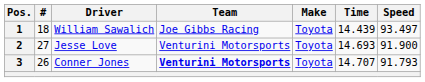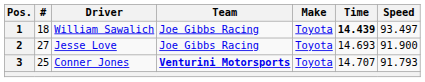(356, 30) normal -> (356, 30) bold
(225, 47) Venturini Motorsports -> (209, 47) Joe Gibbs Racing
(43, 63) 26 -> (43, 63) 25
